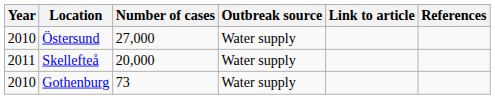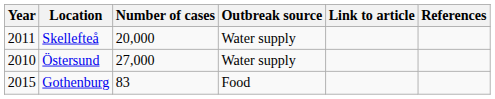rows swapped: (71, 37) <-> (70, 60)
(22, 82) 2010 -> (22, 82) 2015
(123, 82) 73 -> (123, 82) 83
(259, 82) Water supply -> (236, 82) Food
